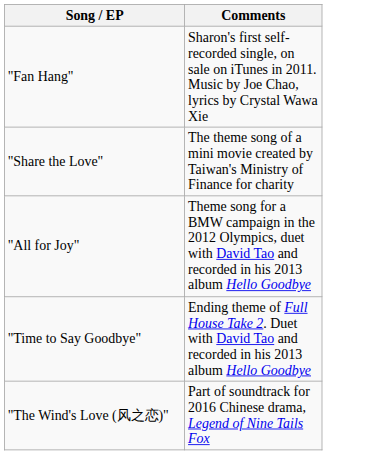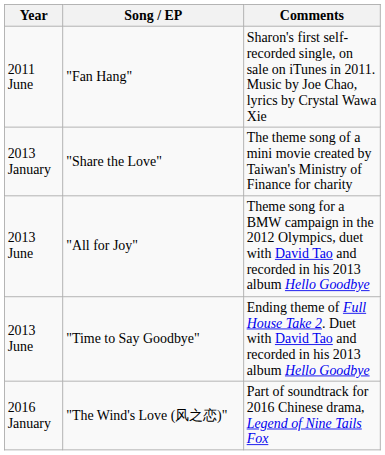+ column: (34, 15)
